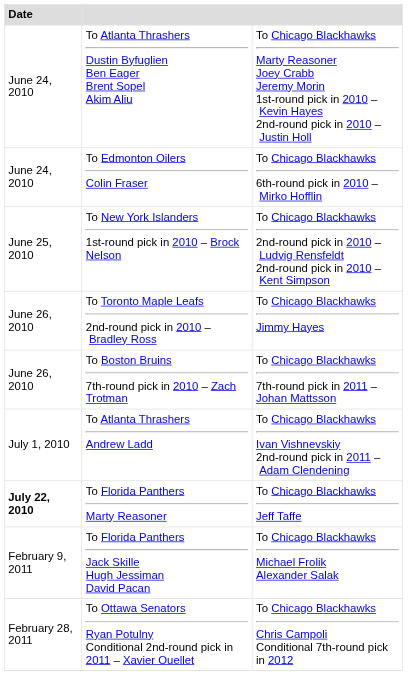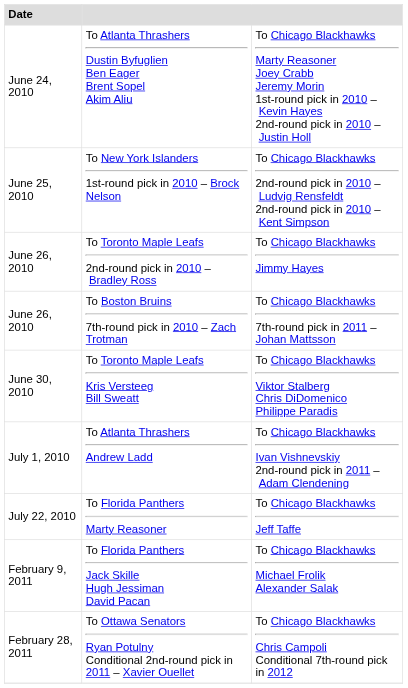- row: (167, 170)
+ row: (167, 379)
(29, 503) bold -> (42, 516) normal
